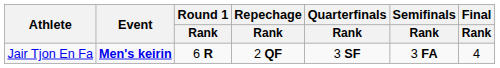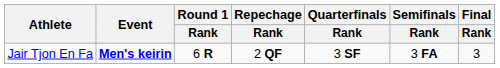(477, 54) 4 -> (477, 54) 3
